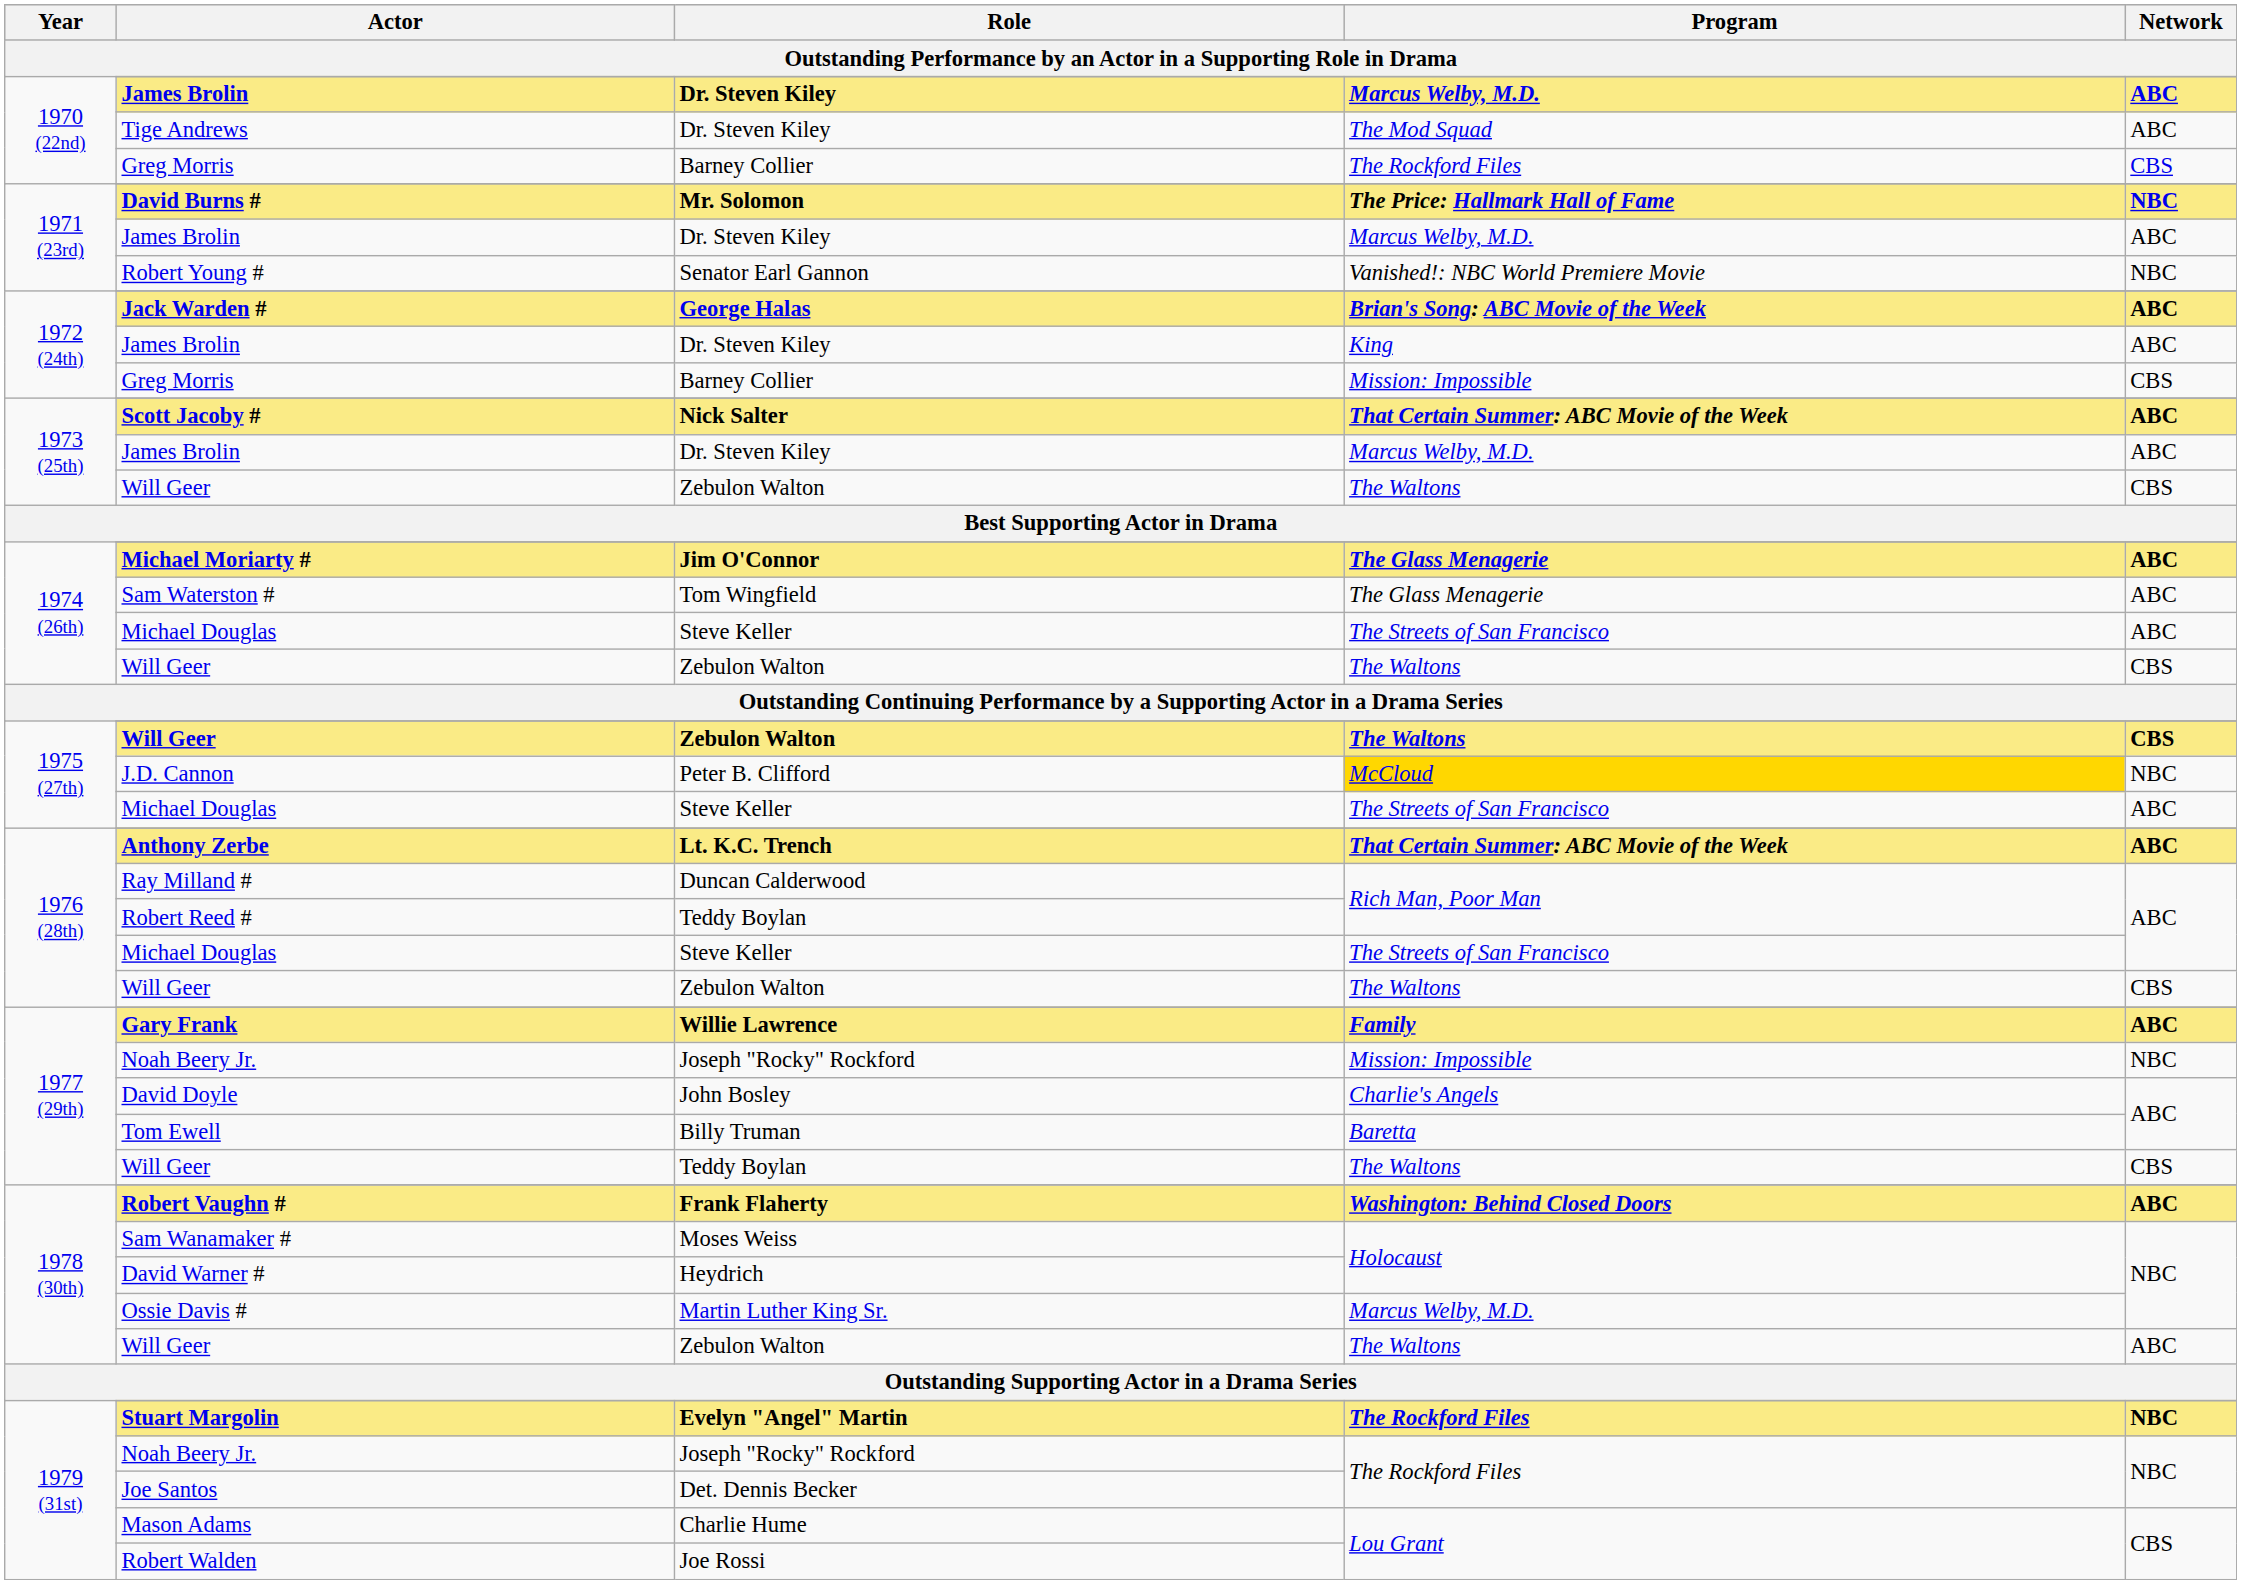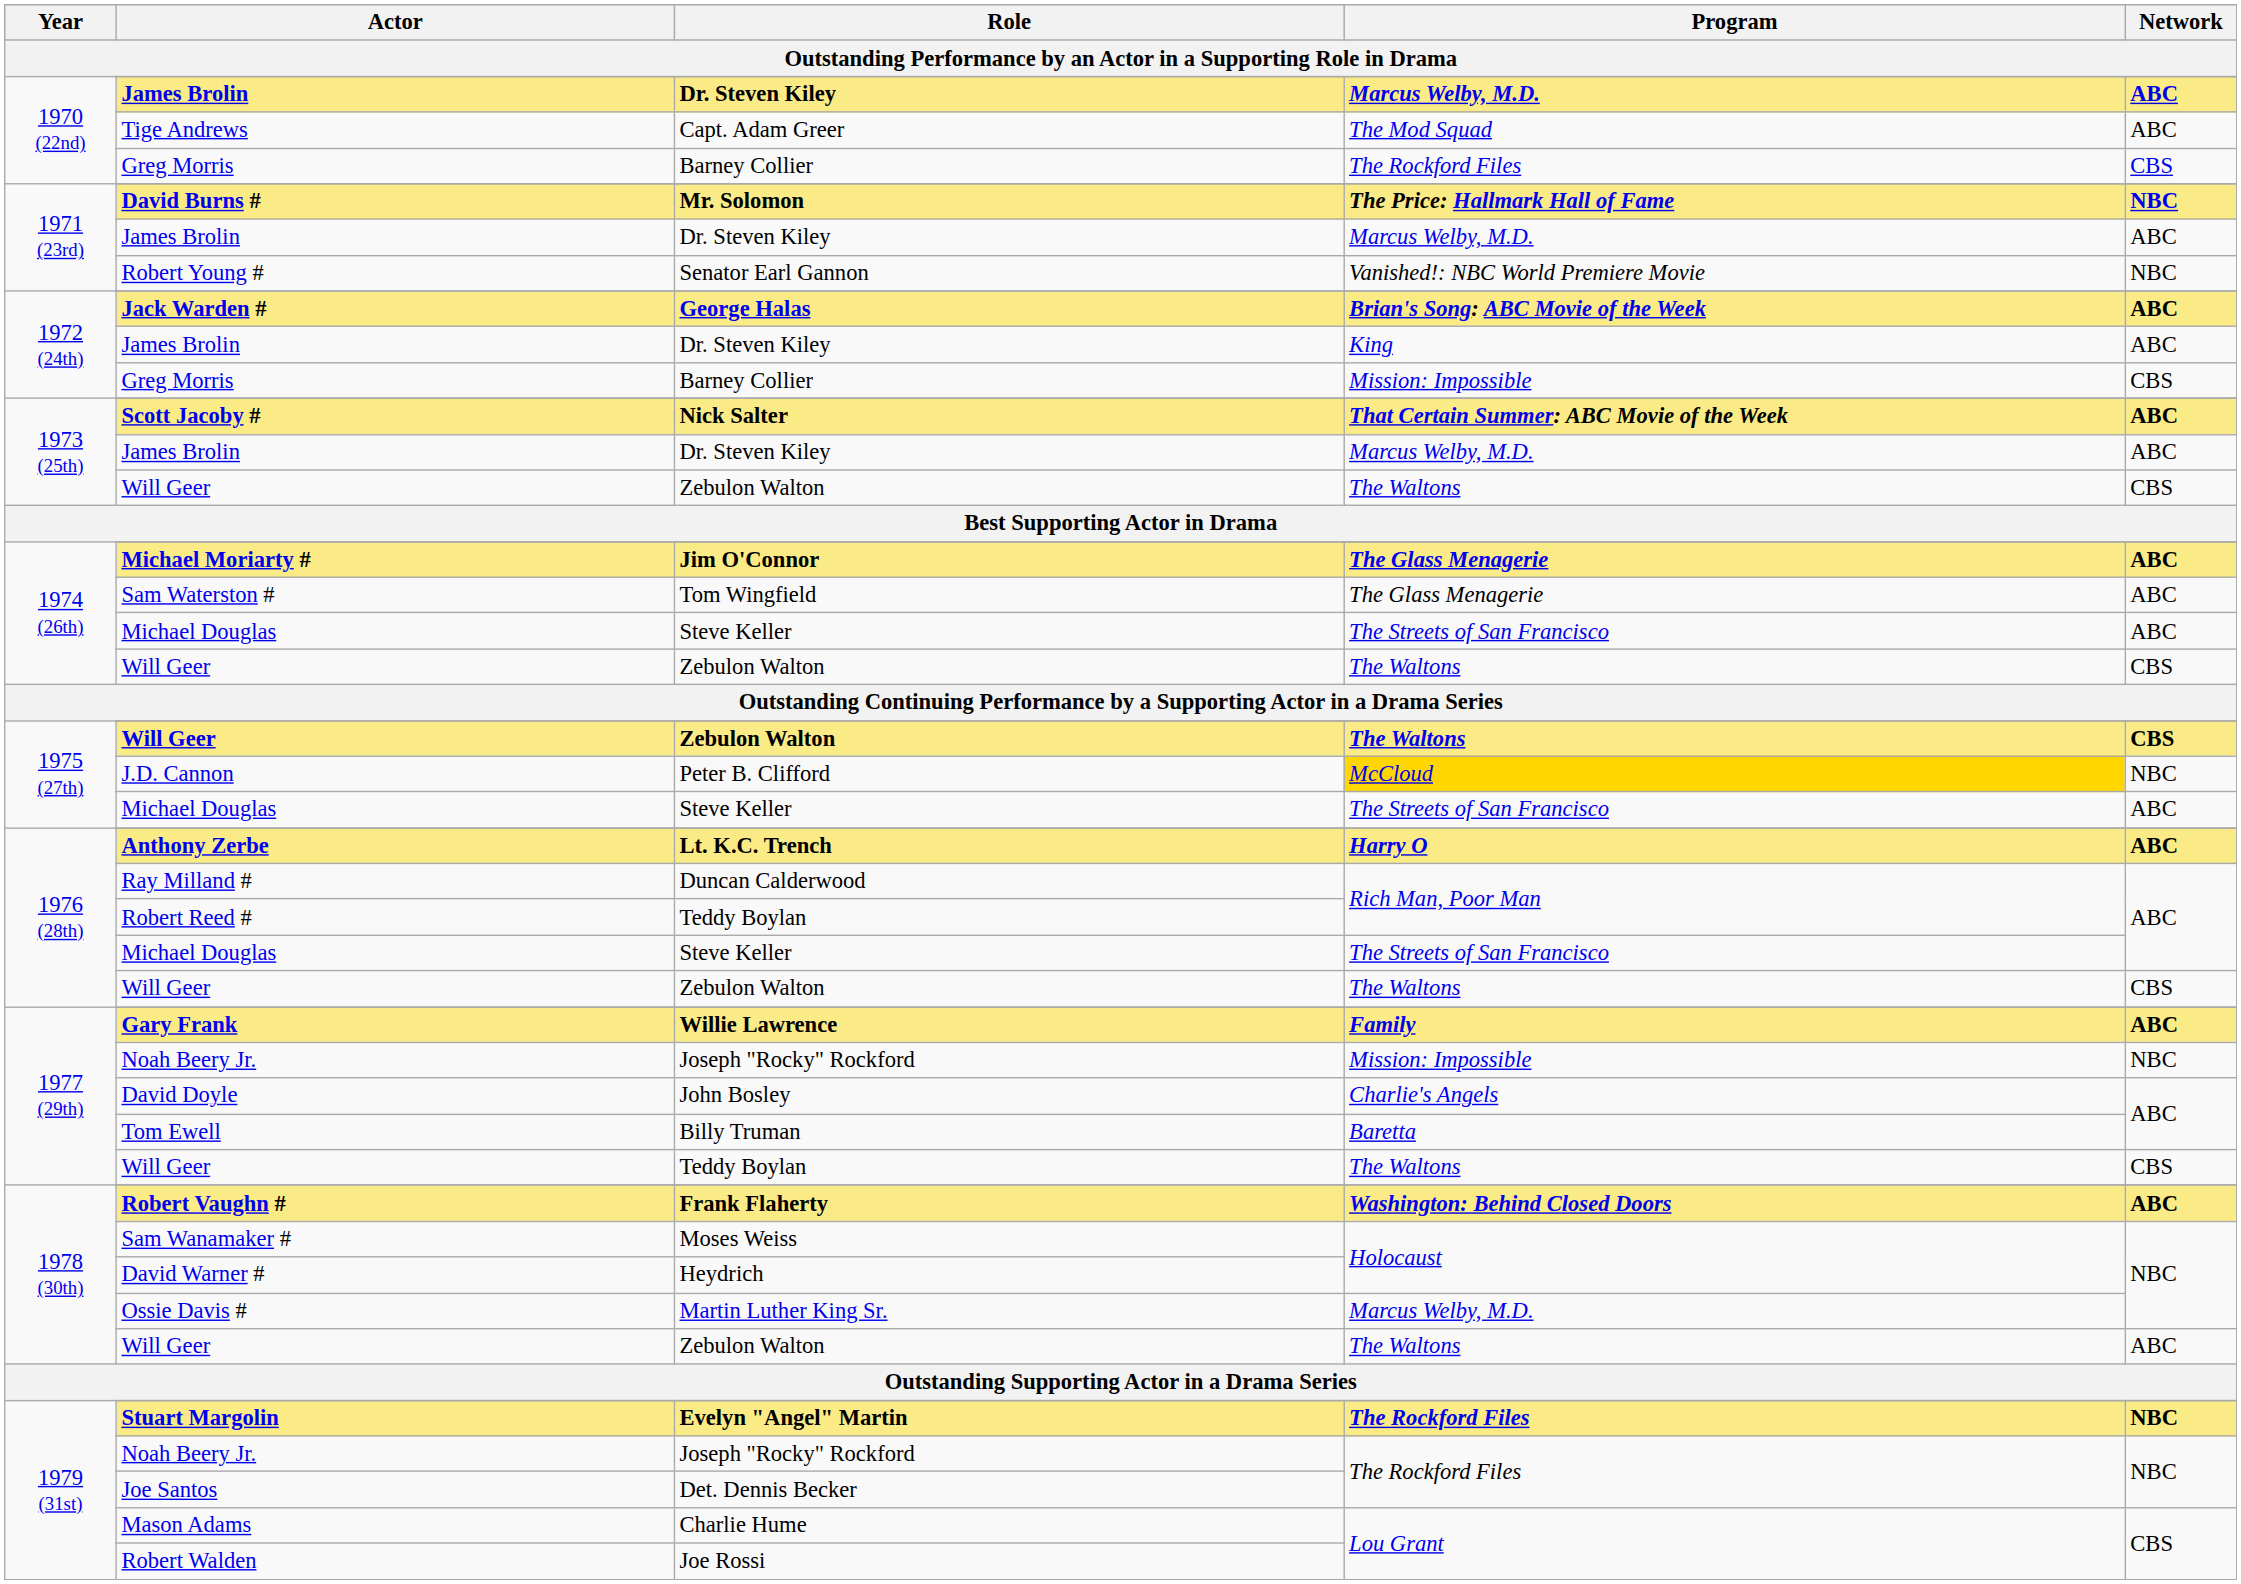(755, 129) Dr. Steven Kiley -> (762, 129) Capt. Adam Greer
(1569, 845) That Certain Summer: ABC Movie of the Week -> (1388, 845) Harry O
